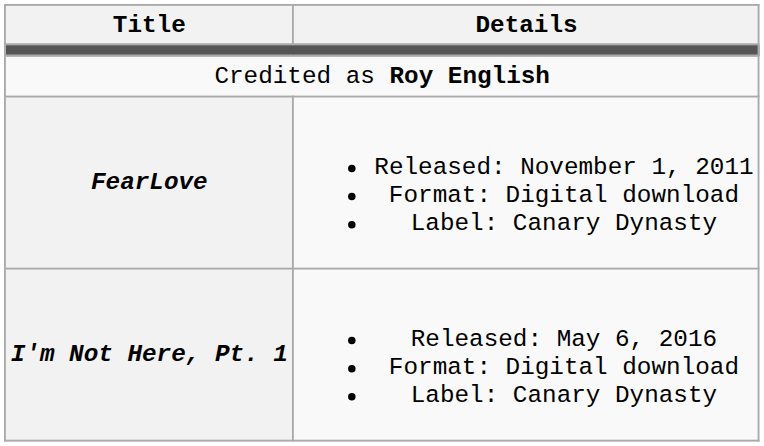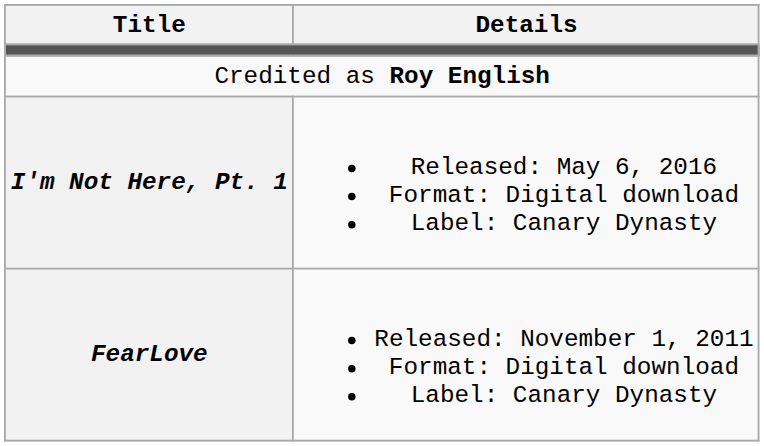rows swapped: (149, 182) <-> (149, 354)
